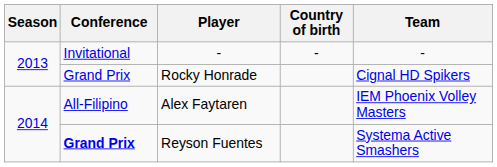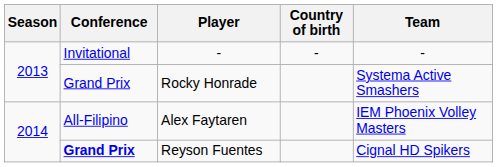(413, 75) Cignal HD Spikers -> (404, 83) Systema Active Smashers
(404, 142) Systema Active Smashers -> (413, 150) Cignal HD Spikers
